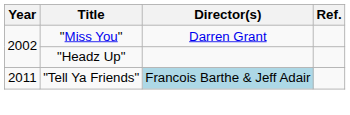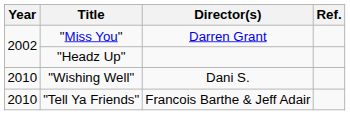+ row: (91, 78)
(22, 78) 2011 -> (22, 99) 2010
(228, 78) lightblue background -> (228, 99) no background
